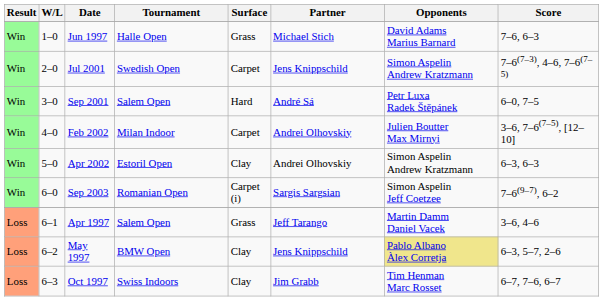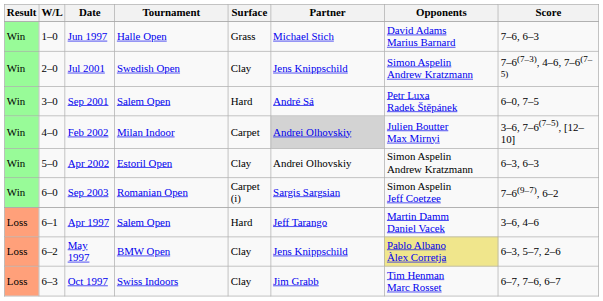(245, 68) Carpet -> (241, 68) Clay
(312, 132) no background -> (312, 132) lightgrey background
(243, 222) Grass -> (242, 222) Hard
